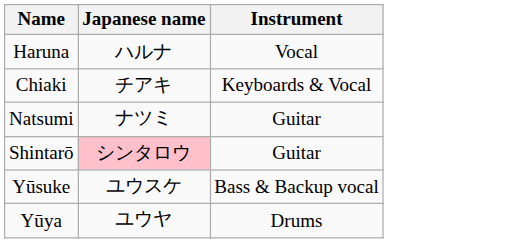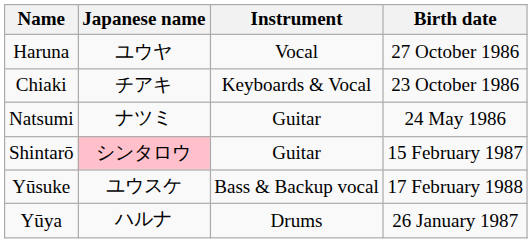+ column: (455, 19)
(144, 50) ハルナ -> (144, 50) ユウヤ
(144, 219) ユウヤ -> (144, 219) ハルナ
